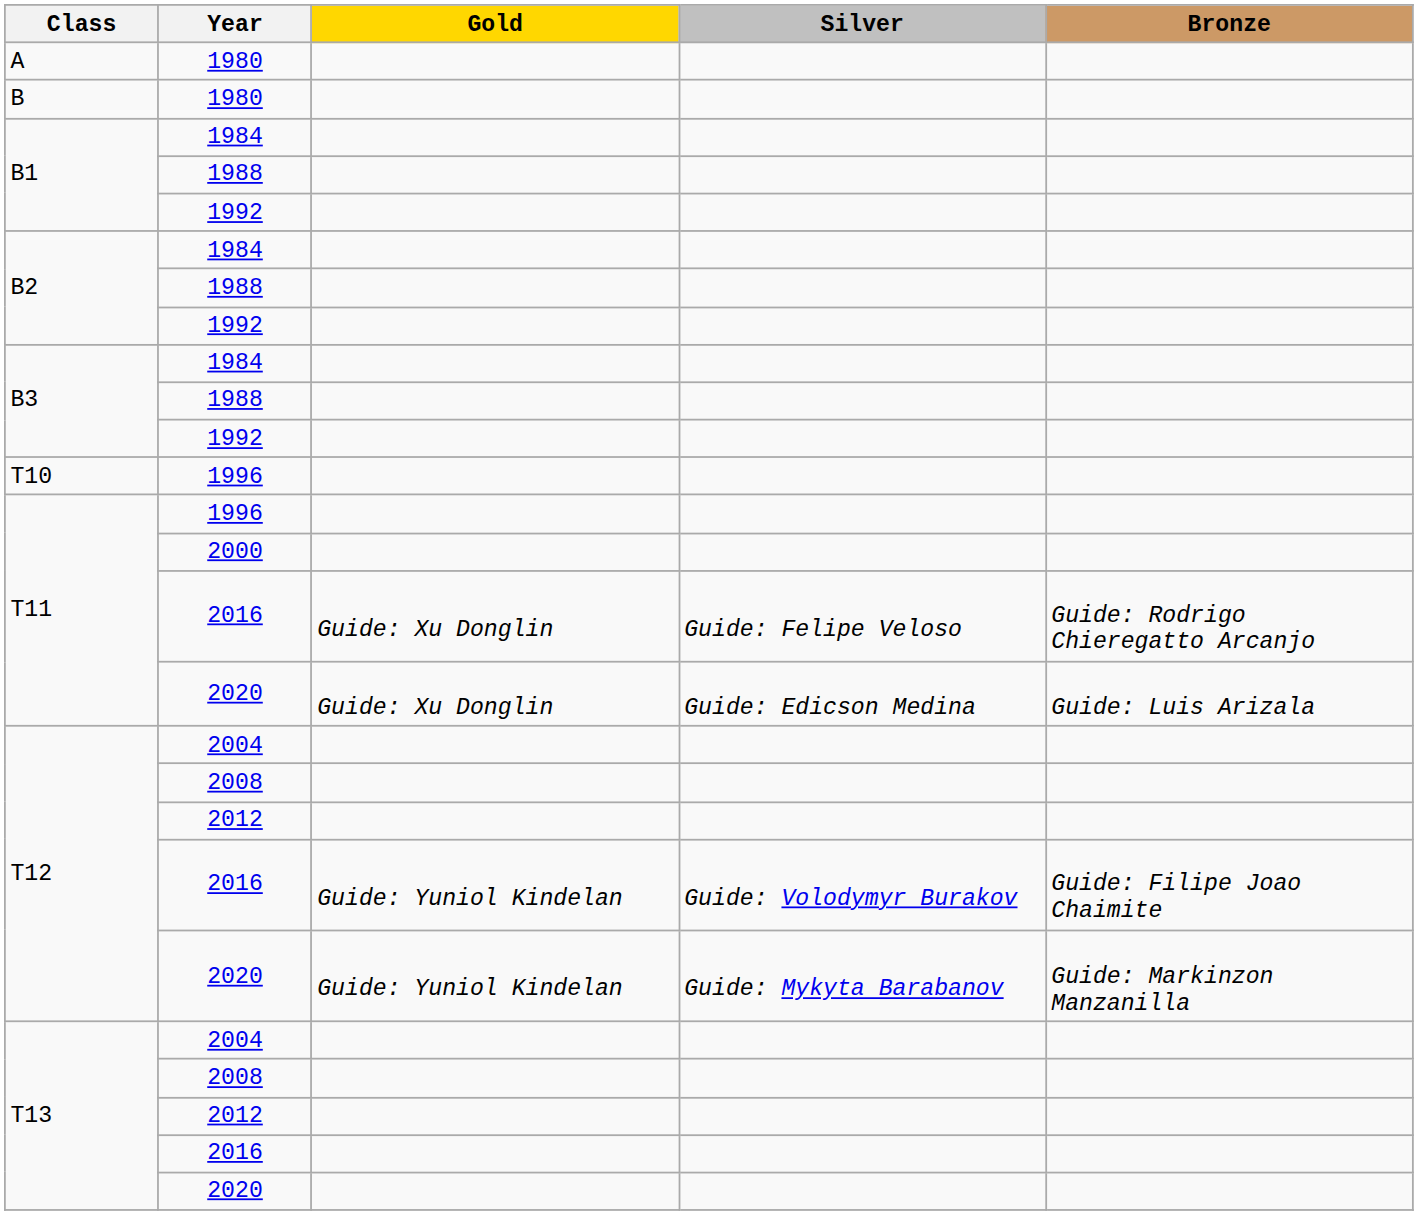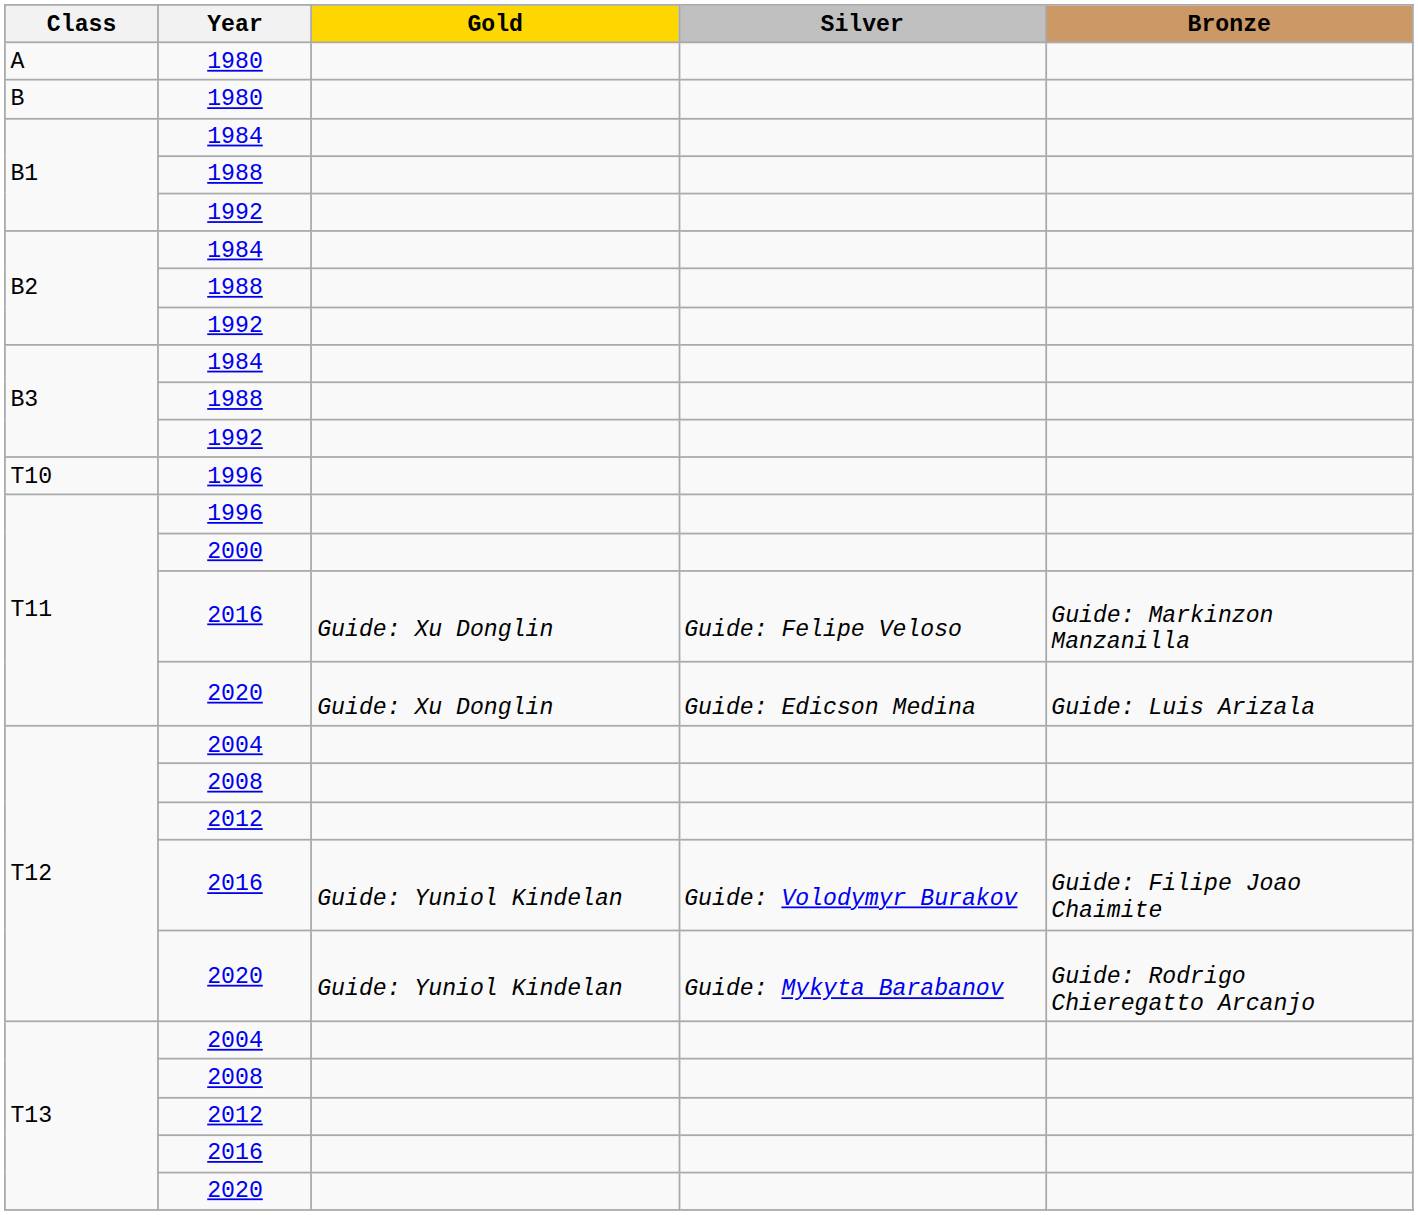(1183, 630) Guide: Rodrigo Chieregatto Arcanjo -> (1162, 630) Guide: Markinzon Manzanilla
(1162, 989) Guide: Markinzon Manzanilla -> (1183, 989) Guide: Rodrigo Chieregatto Arcanjo
